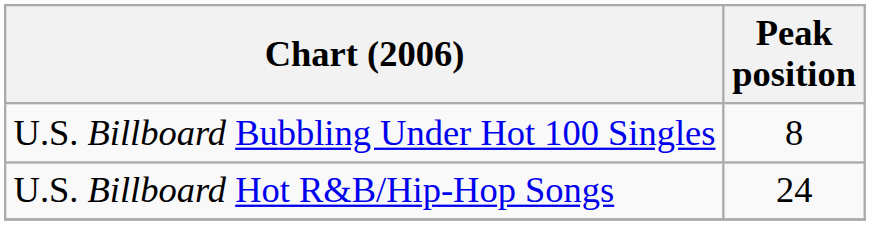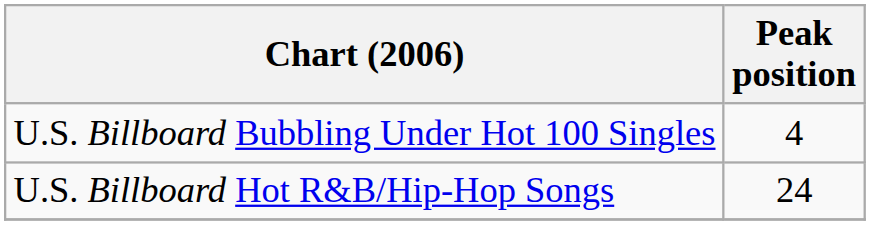(794, 132) 8 -> (794, 132) 4
